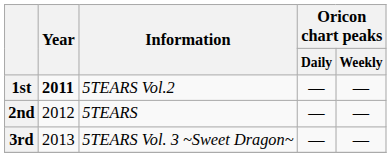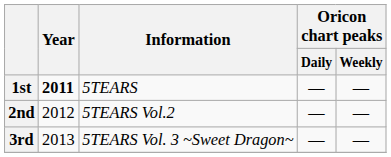(129, 87) 5TEARS Vol.2 -> (110, 87) 5TEARS
(110, 113) 5TEARS -> (129, 113) 5TEARS Vol.2
